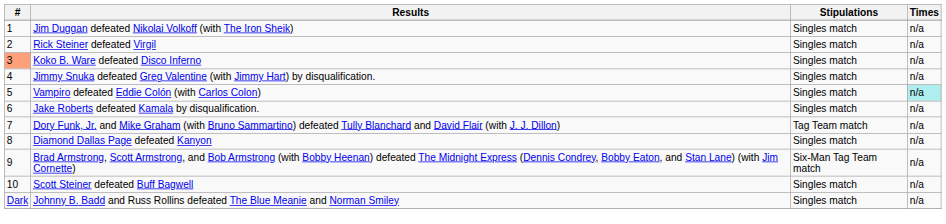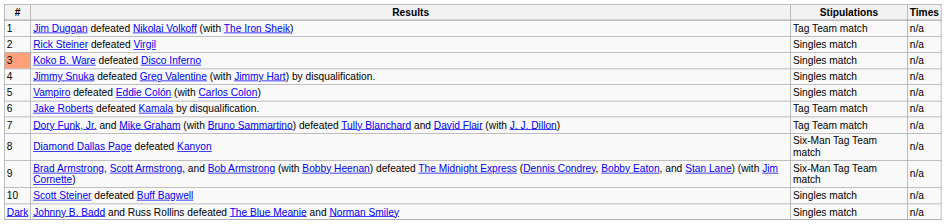(825, 28) Singles match -> (830, 28) Tag Team match
(917, 92) paleturquoise background -> (917, 92) no background
(825, 108) Singles match -> (830, 108) Tag Team match
(825, 141) Singles match -> (835, 146) Six-Man Tag Team match
